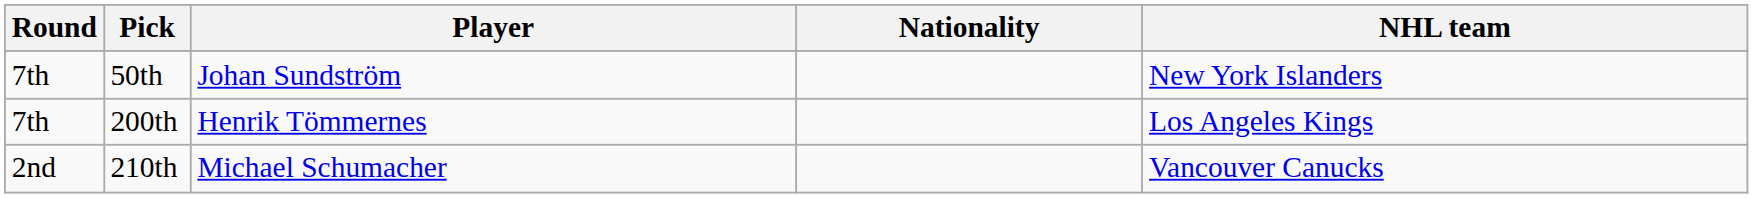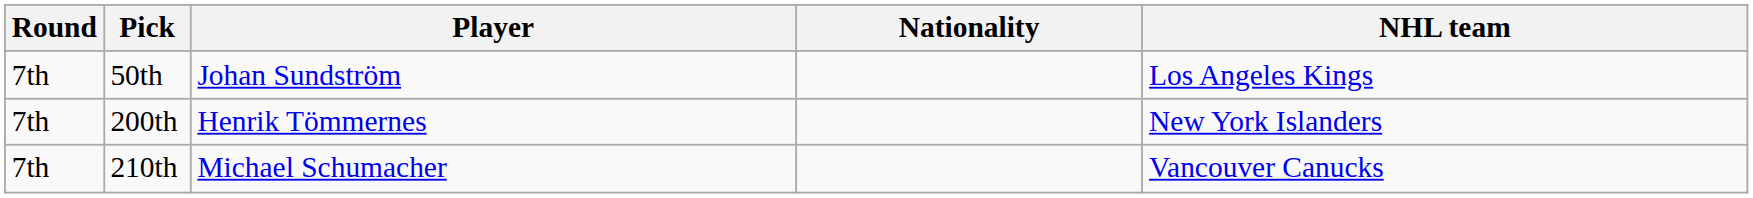(1266, 74) New York Islanders -> (1261, 74) Los Angeles Kings
(1261, 121) Los Angeles Kings -> (1266, 121) New York Islanders
(34, 167) 2nd -> (31, 167) 7th
